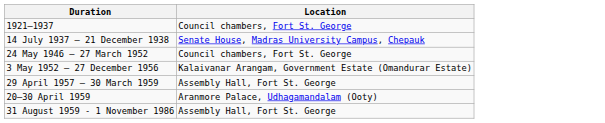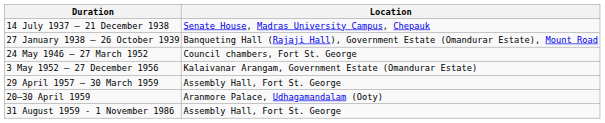- row: (30, 26)
+ row: (93, 40)
